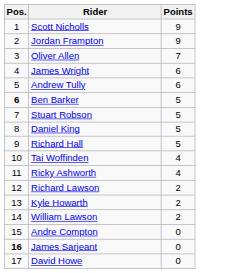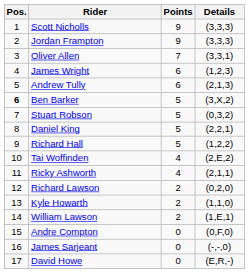+ column: (219, 12)
(17, 246) bold -> (17, 246) normal
